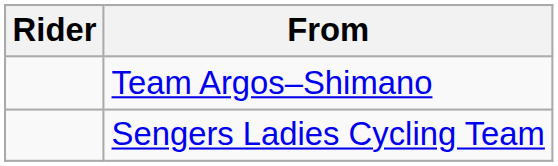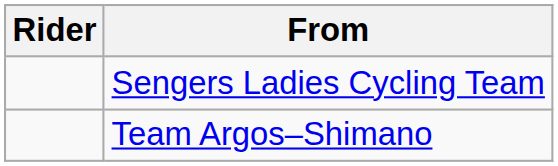rows swapped: (272, 82) <-> (328, 134)
